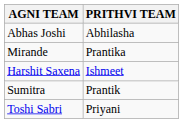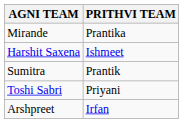- row: (36, 33)
+ row: (31, 109)
